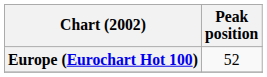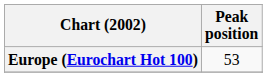(232, 59) 52 -> (232, 59) 53
